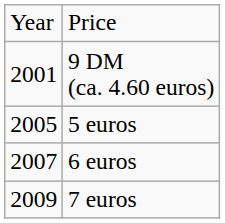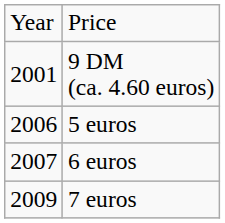(34, 124) 2005 -> (34, 124) 2006
